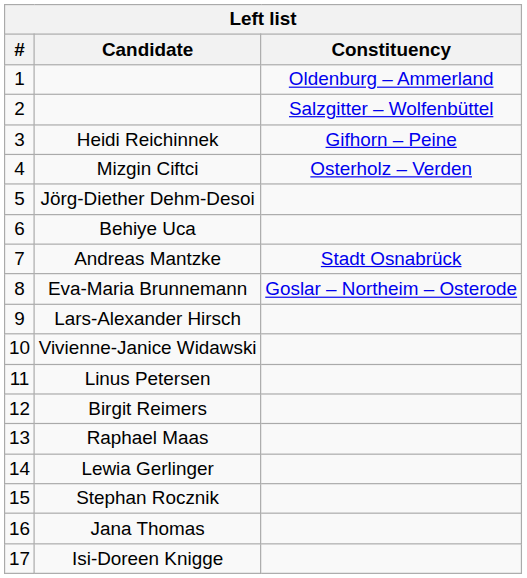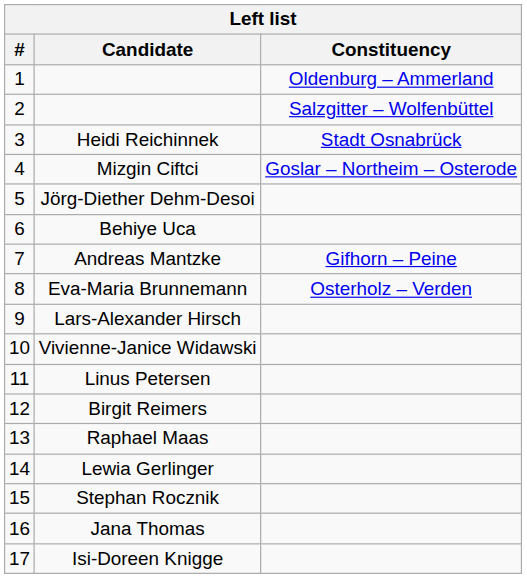(391, 139) Gifhorn – Peine -> (391, 139) Stadt Osnabrück
(391, 169) Osterholz – Verden -> (391, 169) Goslar – Northeim – Osterode
(391, 259) Stadt Osnabrück -> (391, 259) Gifhorn – Peine
(391, 288) Goslar – Northeim – Osterode -> (391, 288) Osterholz – Verden
